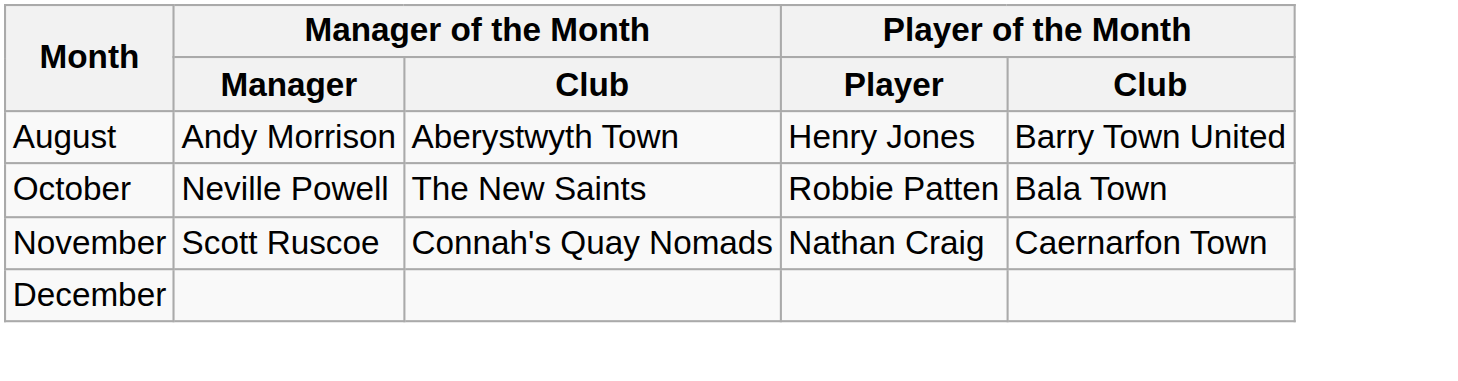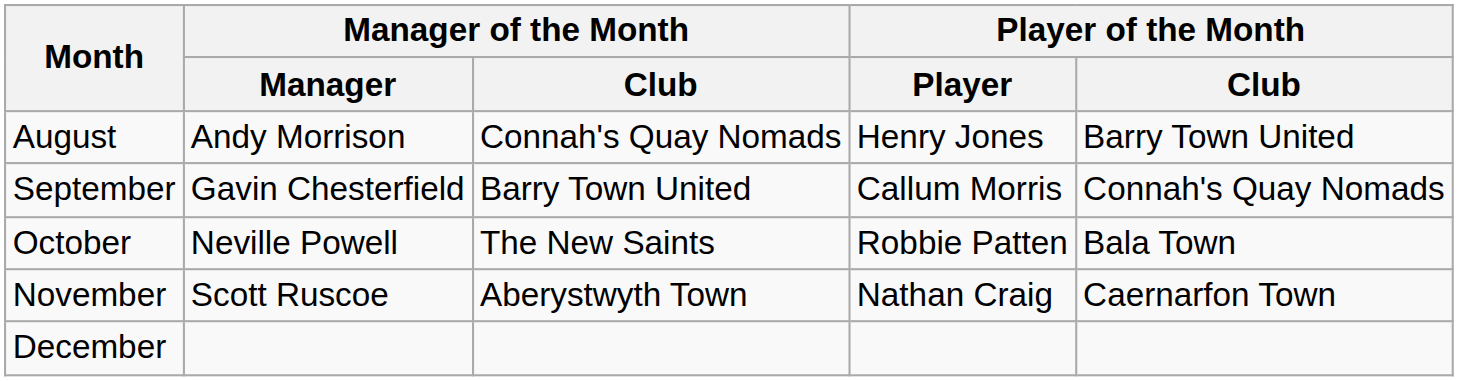(545, 136) Aberystwyth Town -> (661, 136) Connah's Quay Nomads
+ row: (94, 189)
(592, 242) Connah's Quay Nomads -> (614, 294) Aberystwyth Town
